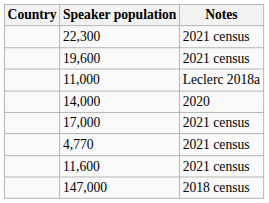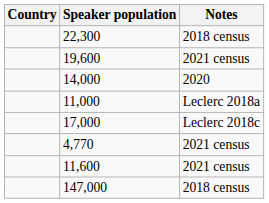(216, 36) 2021 census -> (216, 36) 2018 census
rows swapped: (82, 101) <-> (81, 79)
(216, 123) 2021 census -> (221, 123) Leclerc 2018c
